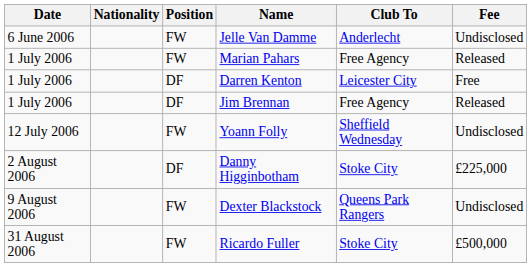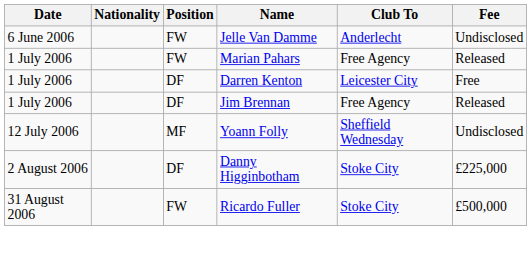(176, 132) FW -> (176, 132) MF
- row: (270, 206)
